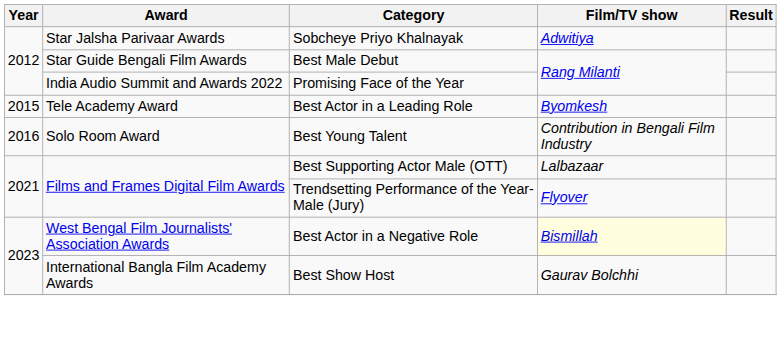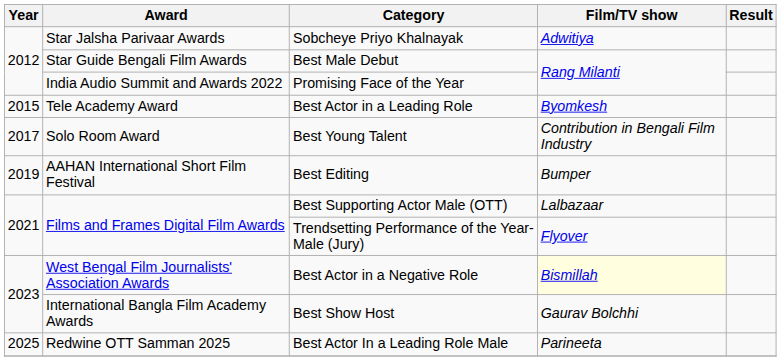(24, 136) 2016 -> (24, 136) 2017
+ row: (331, 175)
+ row: (401, 344)
